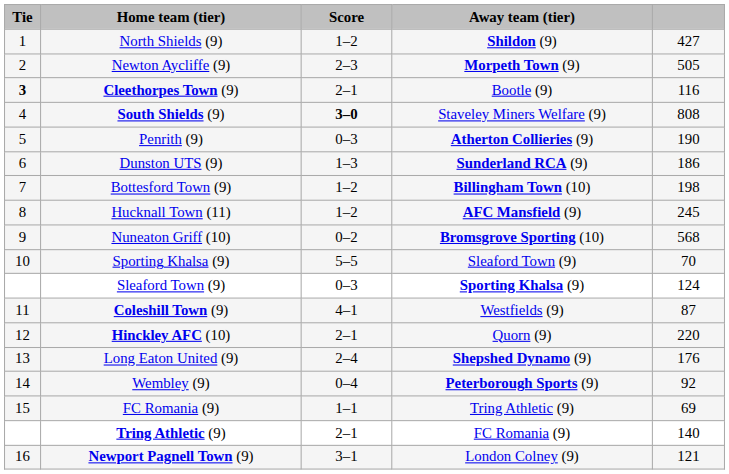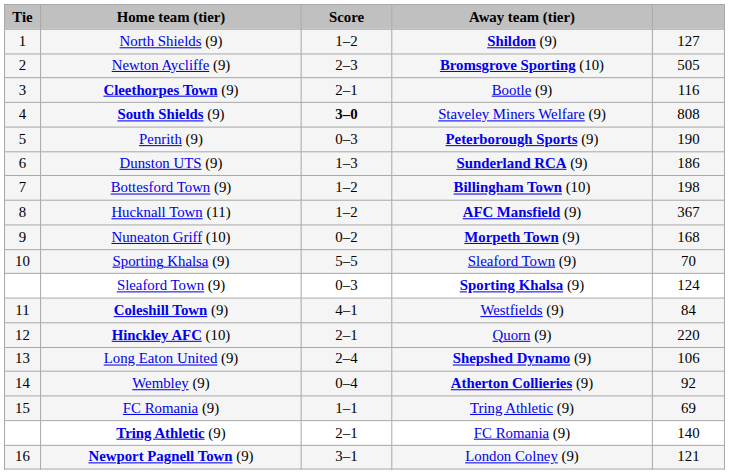(688, 41) 427 -> (688, 41) 127
(522, 66) Morpeth Town (9) -> (522, 66) Bromsgrove Sporting (10)
(22, 90) bold -> (22, 90) normal
(522, 139) Atherton Collieries (9) -> (522, 139) Peterborough Sports (9)
(688, 212) 245 -> (688, 212) 367
(522, 237) Bromsgrove Sporting (10) -> (522, 237) Morpeth Town (9)
(688, 237) 568 -> (688, 237) 168
(688, 310) 87 -> (688, 310) 84
(688, 359) 176 -> (688, 359) 106
(522, 384) Peterborough Sports (9) -> (522, 384) Atherton Collieries (9)
